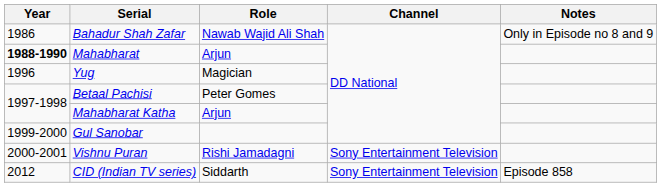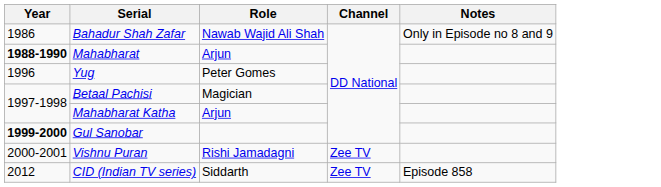(227, 73) Magician -> (239, 73) Peter Gomes
(239, 93) Peter Gomes -> (227, 93) Magician
(37, 133) normal -> (37, 133) bold
(414, 152) Sony Entertainment Television -> (350, 152) Zee TV
(414, 172) Sony Entertainment Television -> (350, 172) Zee TV
